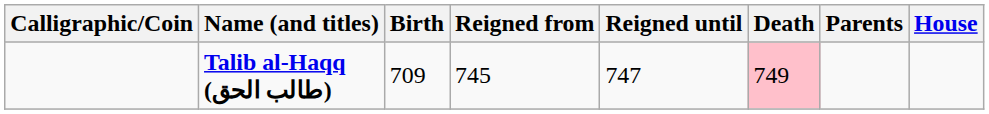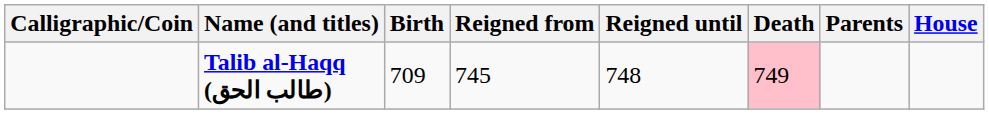(623, 75) 747 -> (623, 75) 748
